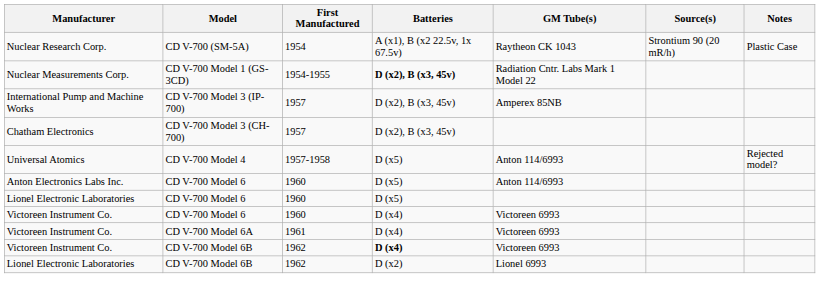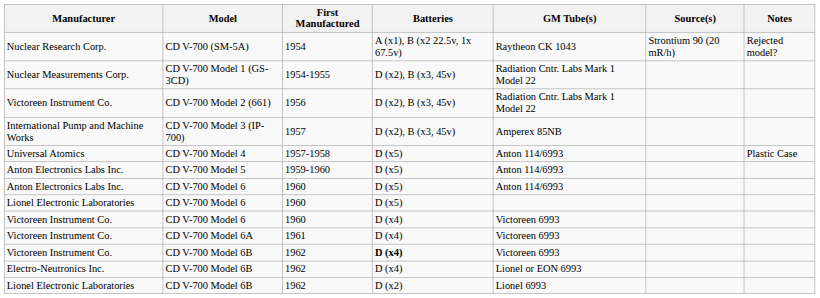(772, 46) Plastic Case -> (765, 46) Rejected model?
(415, 74) bold -> (415, 74) normal
+ row: (59, 103)
- row: (50, 131)
(765, 159) Rejected model? -> (772, 153) Plastic Case
+ row: (65, 170)
+ row: (56, 269)
